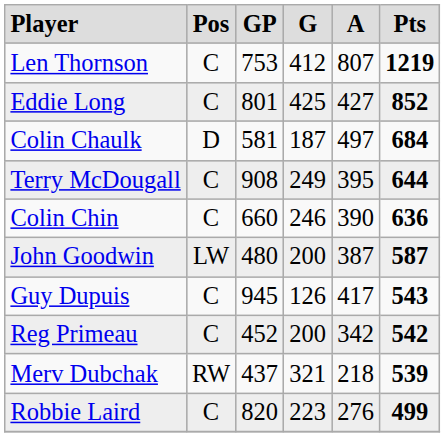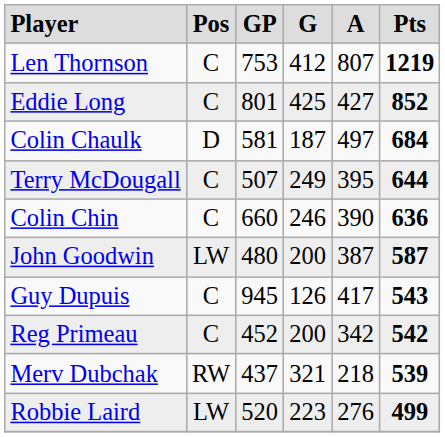(260, 179) 908 -> (260, 179) 507
(211, 412) C -> (211, 412) LW
(260, 412) 820 -> (260, 412) 520
